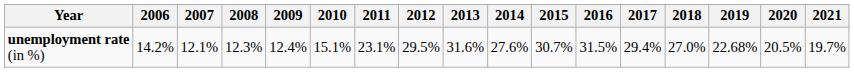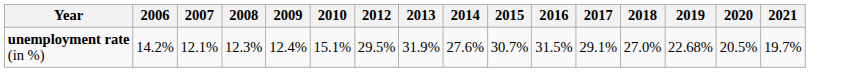- column: (377, 16)
(465, 47) 31.6% -> (421, 47) 31.9%
(643, 47) 29.4% -> (598, 47) 29.1%
